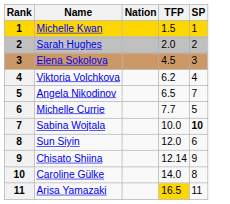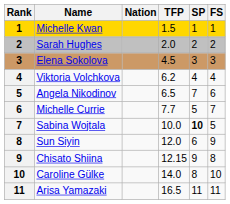+ column: (217, 12)
(174, 158) 12.14 -> (174, 158) 12.15
(171, 191) gold background -> (171, 191) no background
